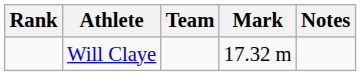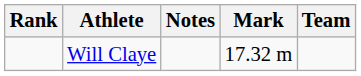columns swapped: (190, 20) <-> (326, 20)
